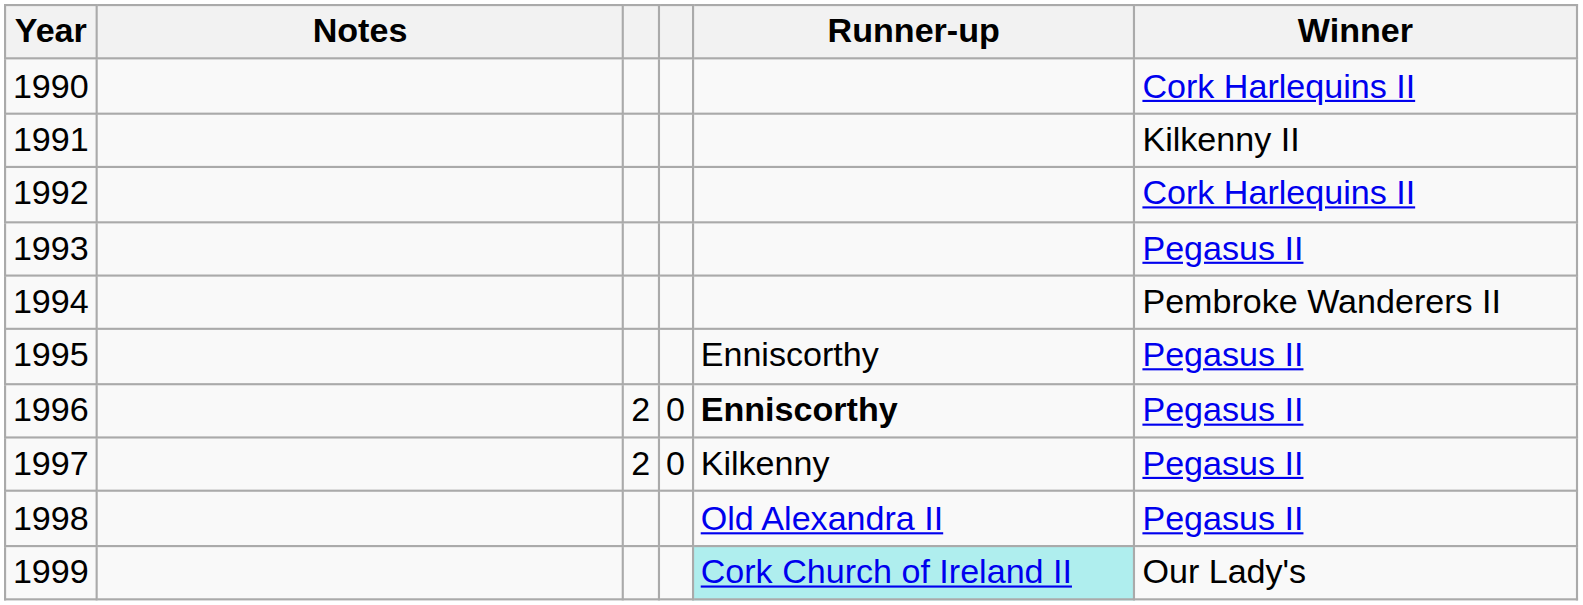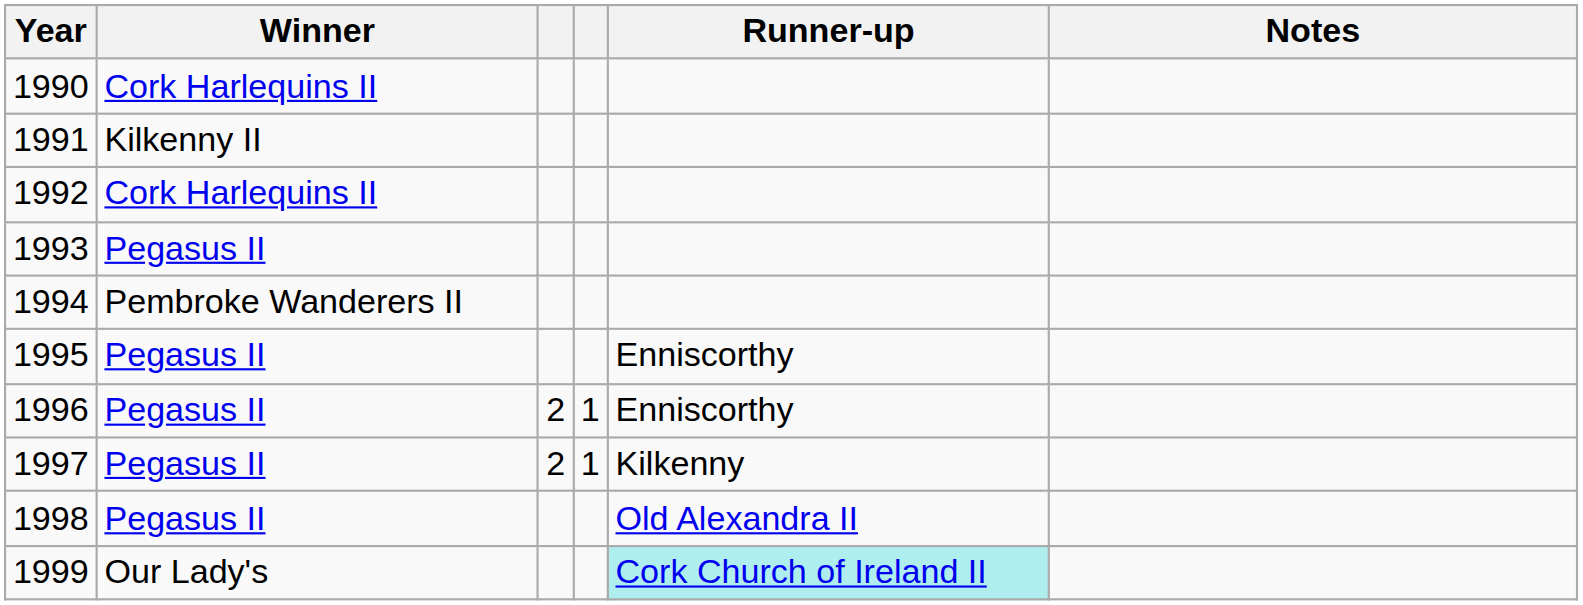columns swapped: (1355, 31) <-> (360, 31)
(676, 409) 0 -> (590, 409) 1
(799, 409) bold -> (705, 409) normal
(676, 463) 0 -> (590, 463) 1
